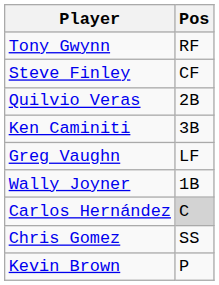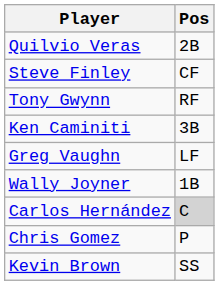rows swapped: (75, 101) <-> (59, 46)
(189, 239) SS -> (184, 239) P
(184, 266) P -> (189, 266) SS
